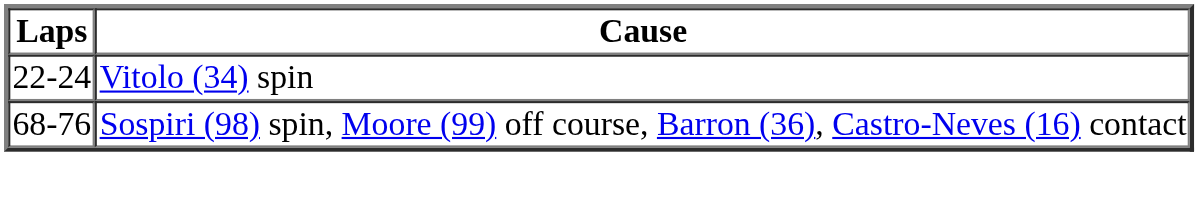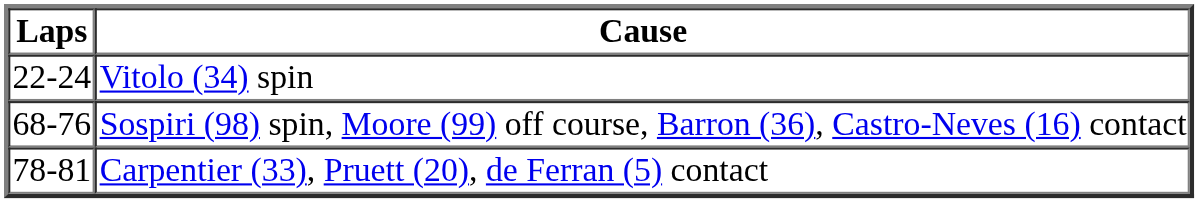+ row: (434, 170)
